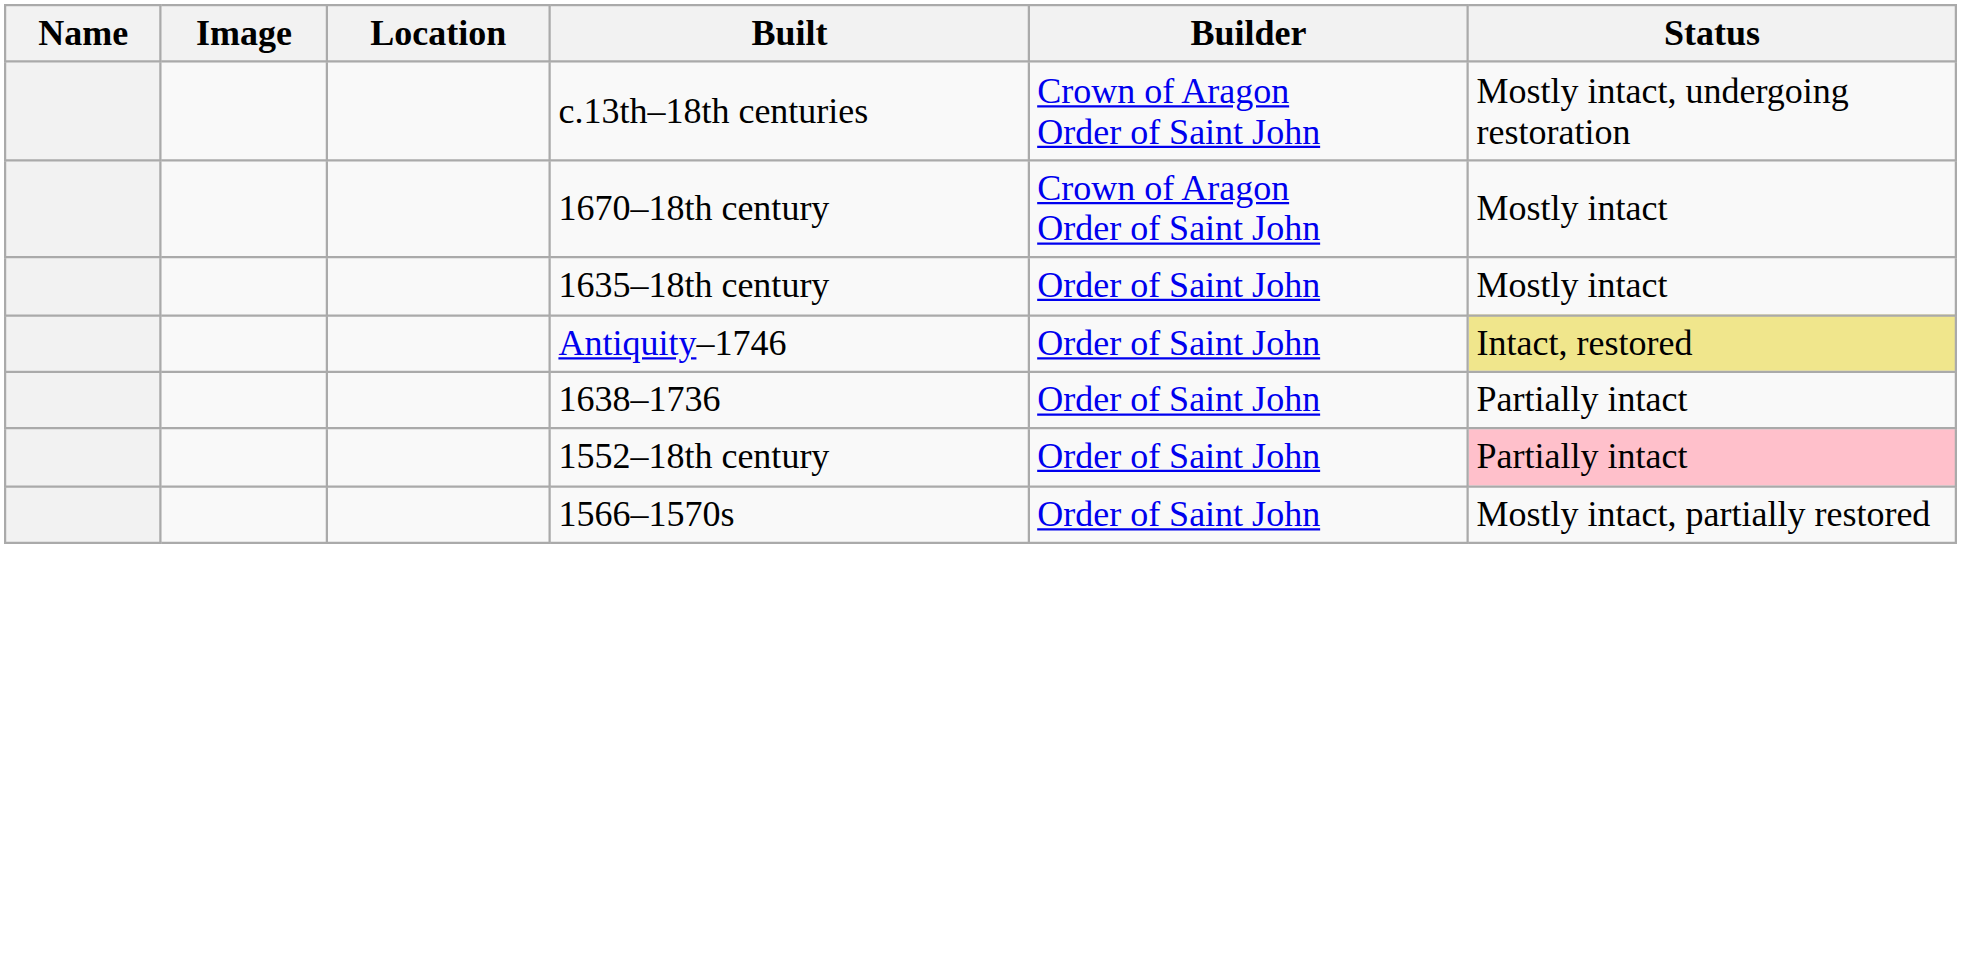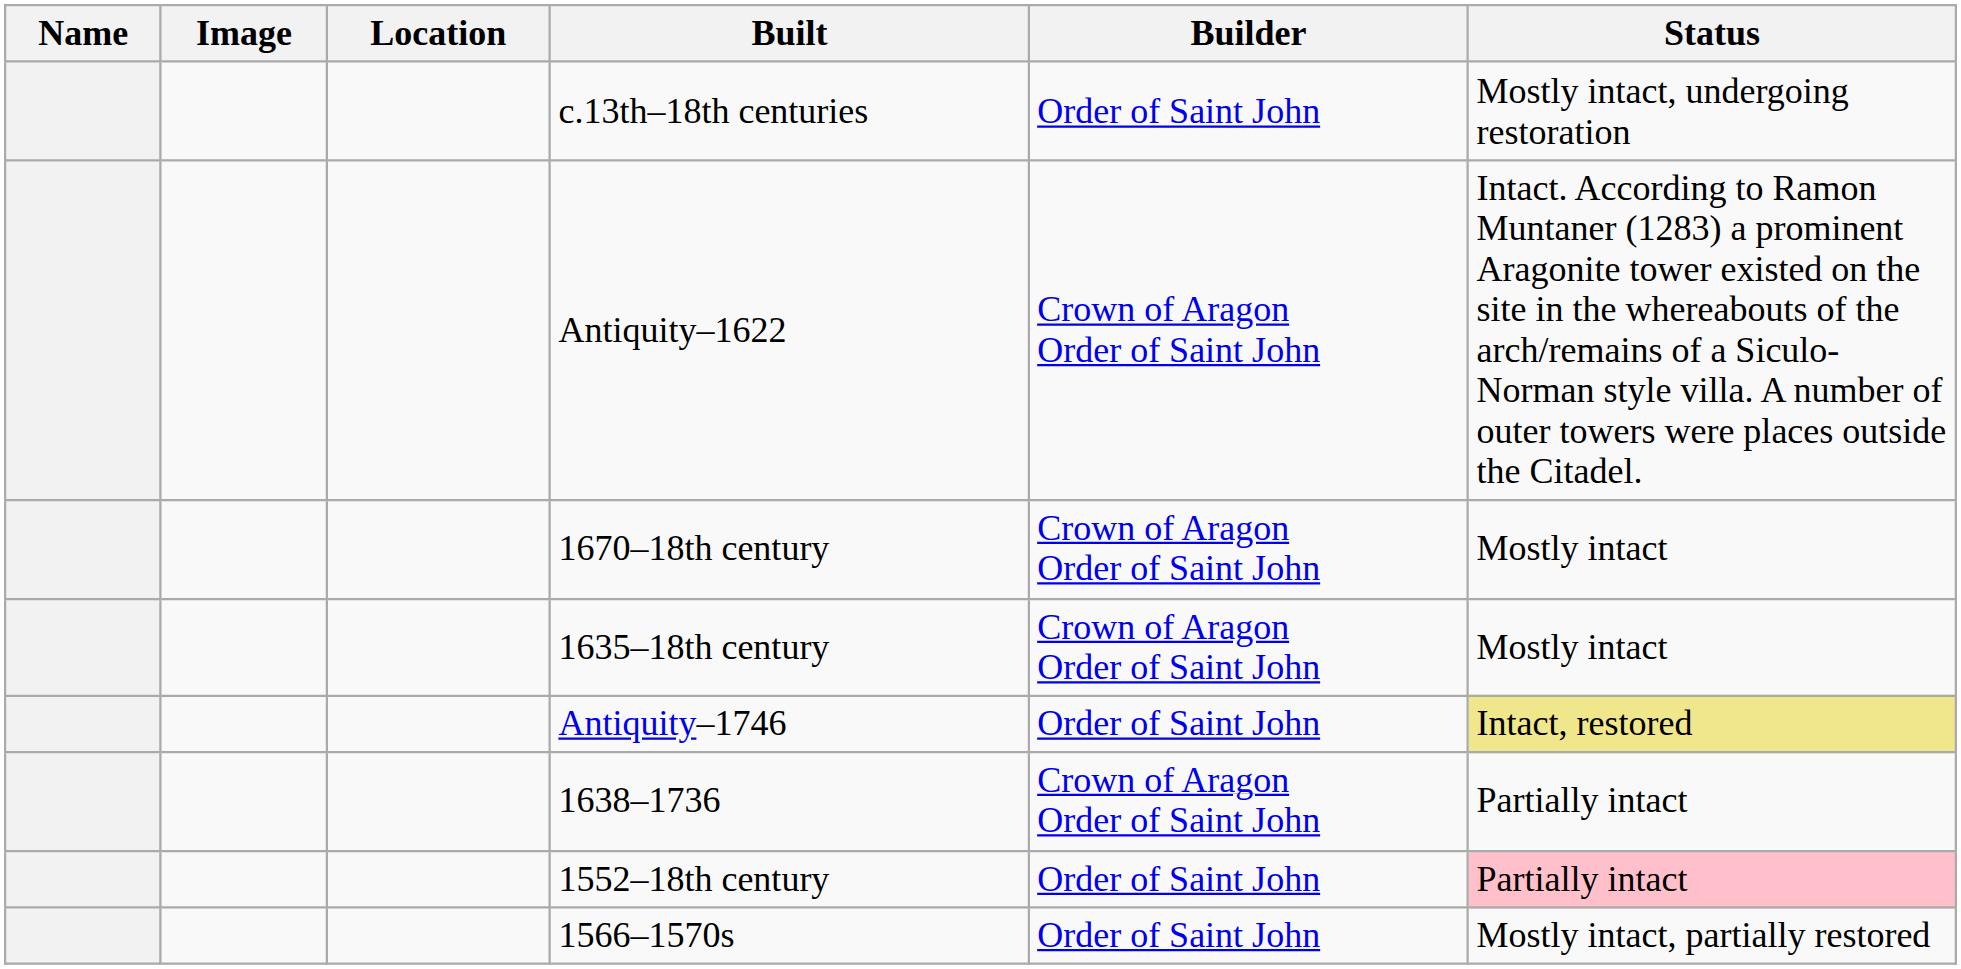(1179, 110) Crown of Aragon Order of Saint John -> (1179, 110) Order of Saint John
+ row: (672, 329)
(1179, 285) Order of Saint John -> (1179, 646) Crown of Aragon Order of Saint John
(1179, 399) Order of Saint John -> (1179, 800) Crown of Aragon Order of Saint John
